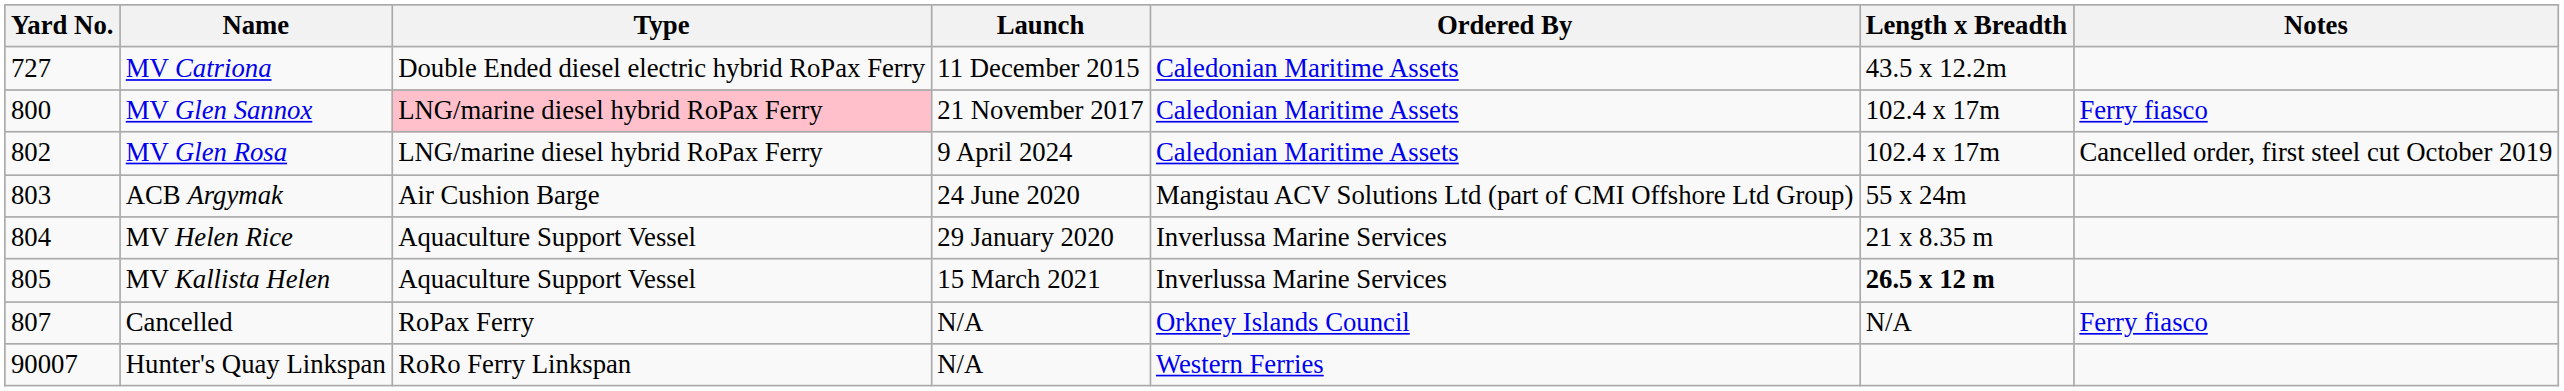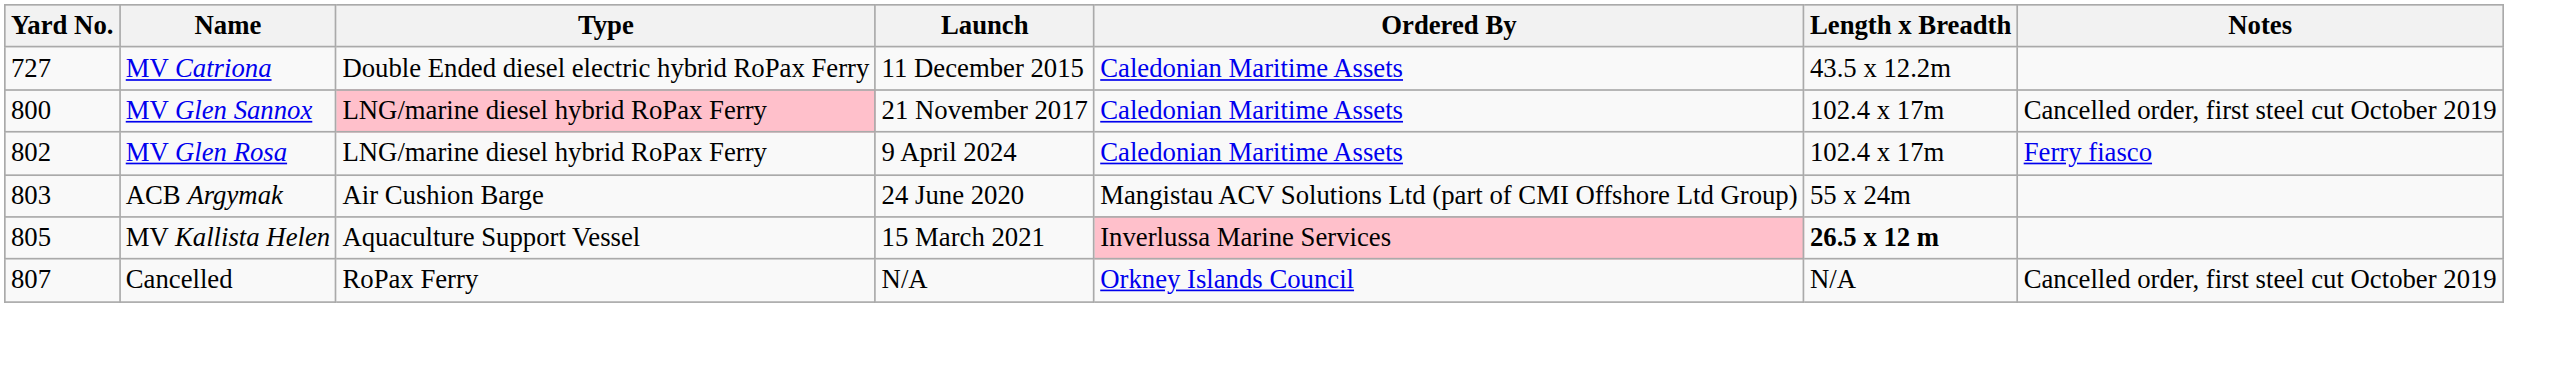(2144, 110) Ferry fiasco -> (2260, 110) Cancelled order, first steel cut October 2019
(2316, 152) Cancelled order, first steel cut October 2019 -> (2088, 152) Ferry fiasco
- row: (209, 237)
(1301, 279) no background -> (1246, 237) pink background
(2144, 322) Ferry fiasco -> (2260, 279) Cancelled order, first steel cut October 2019
- row: (256, 364)
